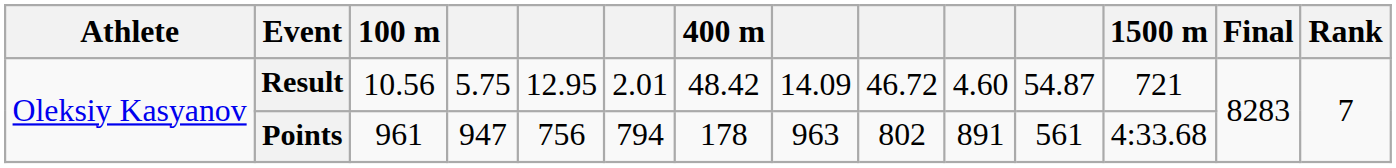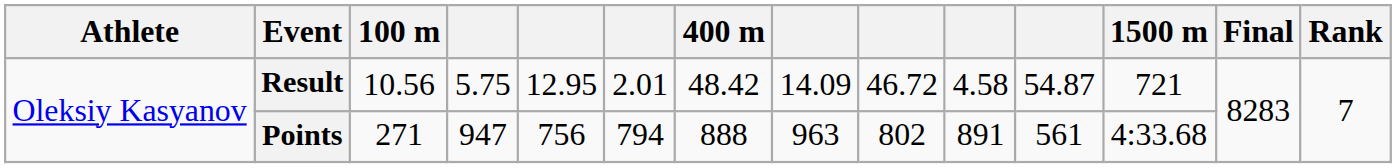(981, 83) 4.60 -> (981, 83) 4.58
(399, 136) 961 -> (399, 136) 271
(724, 136) 178 -> (724, 136) 888
